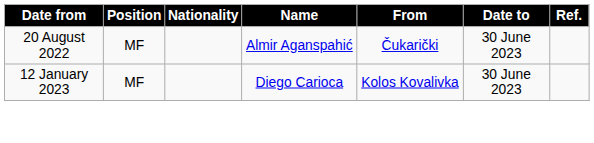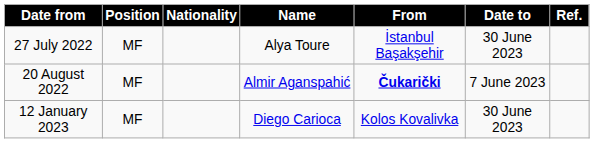+ row: (53, 45)
(410, 45) normal -> (410, 83) bold
(506, 45) 30 June 2023 -> (507, 83) 7 June 2023
